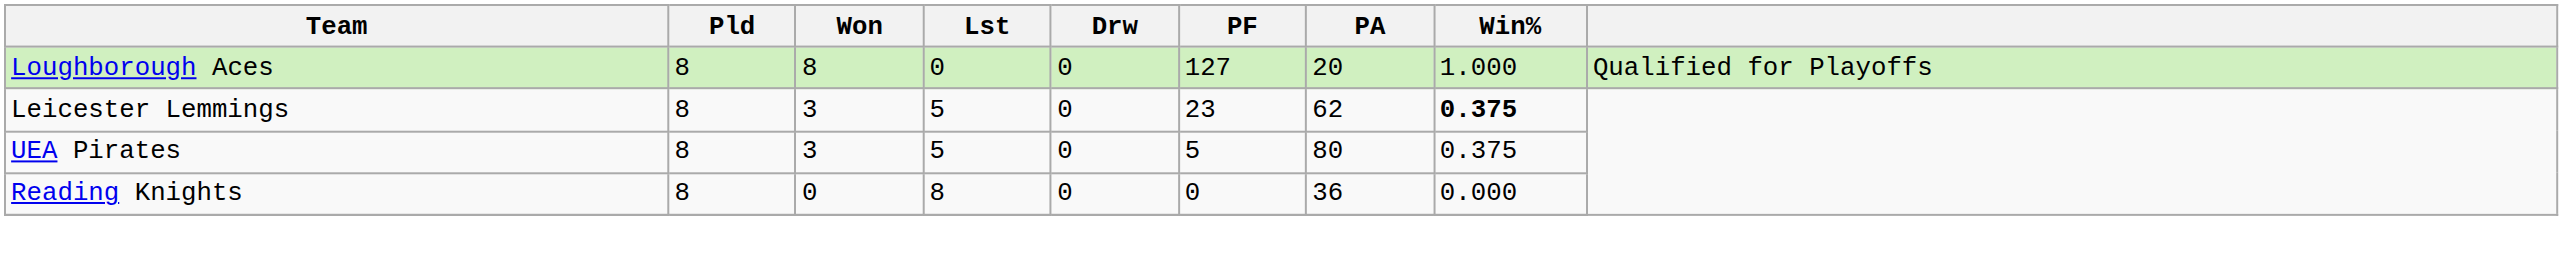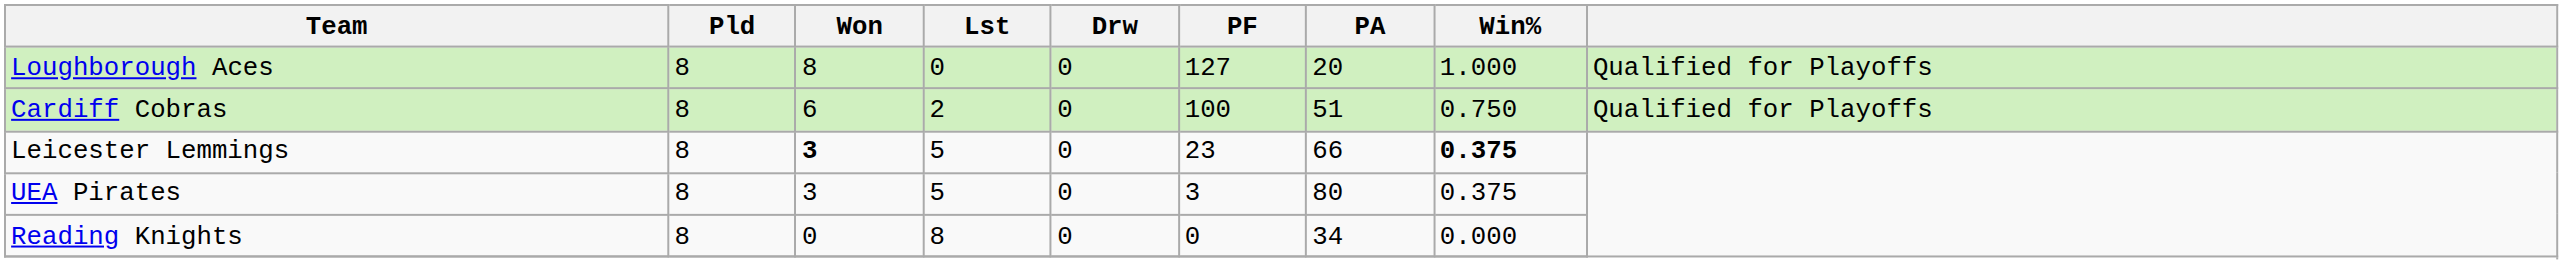+ row: (119, 110)
(810, 110) normal -> (810, 152) bold
(1328, 110) 62 -> (1328, 152) 66
(1192, 152) 5 -> (1192, 194) 3
(1328, 194) 36 -> (1328, 236) 34
